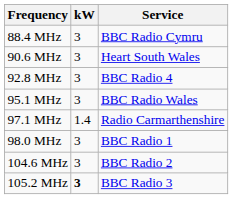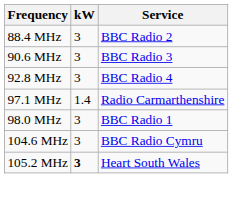(152, 36) BBC Radio Cymru -> (137, 36) BBC Radio 2
(150, 57) Heart South Wales -> (137, 57) BBC Radio 3
- row: (34, 99)
(137, 162) BBC Radio 2 -> (152, 141) BBC Radio Cymru
(137, 183) BBC Radio 3 -> (150, 162) Heart South Wales
